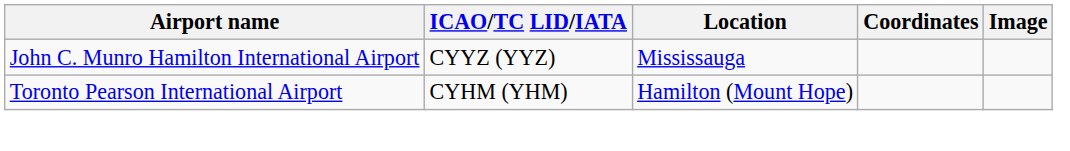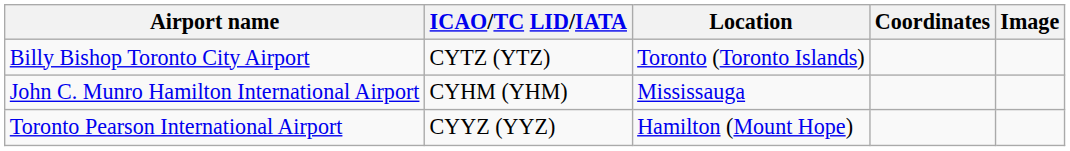+ row: (160, 57)
(492, 57) CYYZ (YYZ) -> (499, 92) CYHM (YHM)
(499, 92) CYHM (YHM) -> (492, 127) CYYZ (YYZ)
